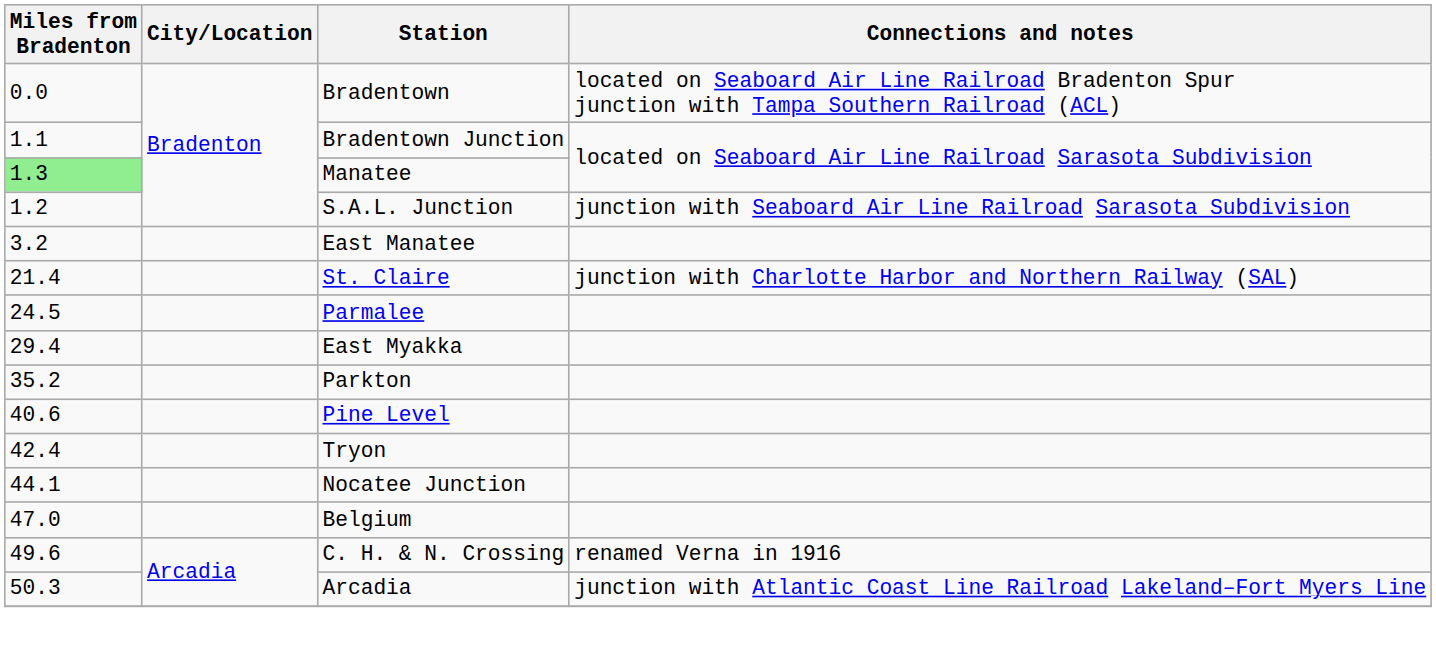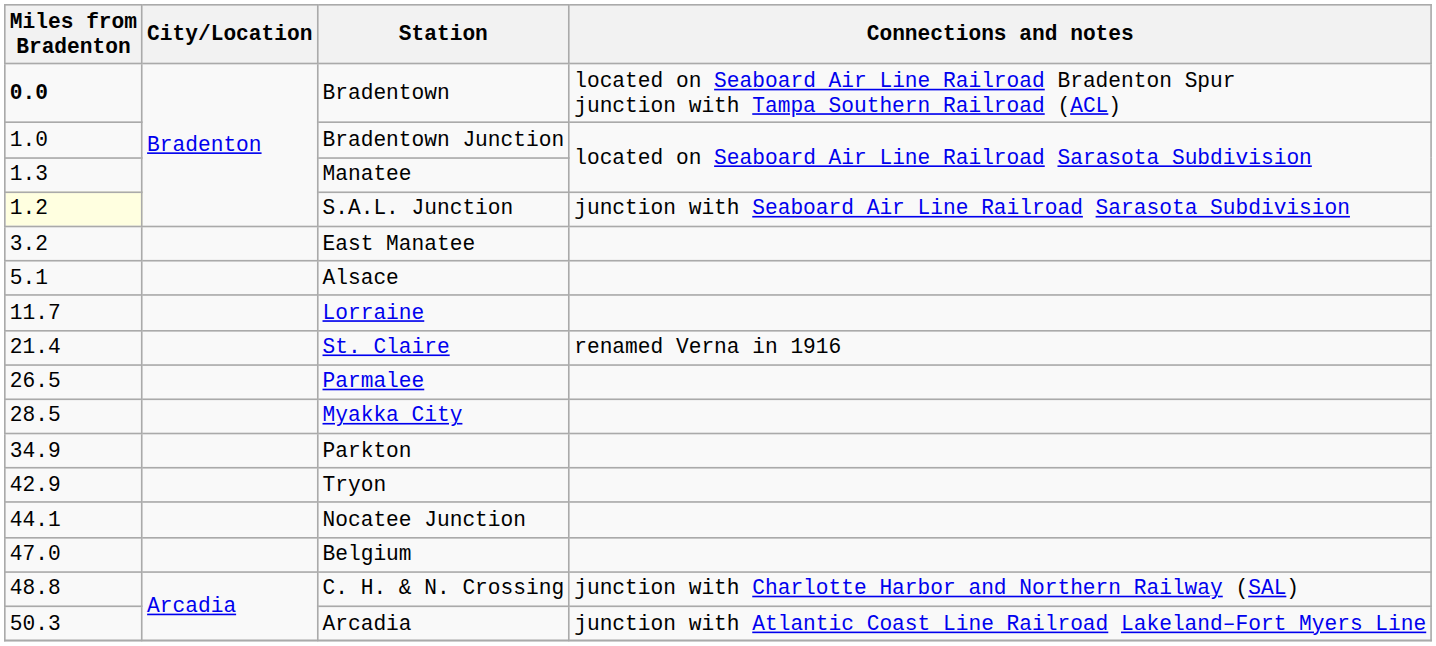(29, 93) normal -> (29, 93) bold
(29, 140) 1.1 -> (29, 140) 1.0
(29, 175) lightgreen background -> (29, 175) no background
(29, 209) no background -> (29, 209) lightyellow background
+ row: (361, 278)
+ row: (373, 313)
(937, 278) junction with Charlotte Harbor and Northern Railway (SAL) -> (708, 347) renamed Verna in 1916
(35, 313) 24.5 -> (35, 382) 26.5
+ row: (392, 416)
- row: (392, 347)
(35, 382) 35.2 -> (35, 451) 34.9
- row: (386, 416)
(35, 451) 42.4 -> (35, 485) 42.9
(35, 554) 49.6 -> (35, 589) 48.8
(708, 554) renamed Verna in 1916 -> (937, 589) junction with Charlotte Harbor and Northern Railway (SAL)
